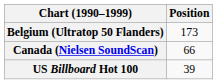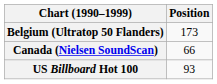(189, 69) 39 -> (189, 69) 93
